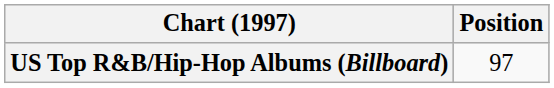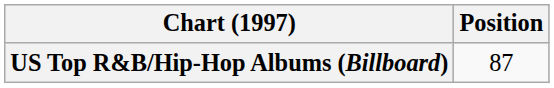(501, 62) 97 -> (501, 62) 87
